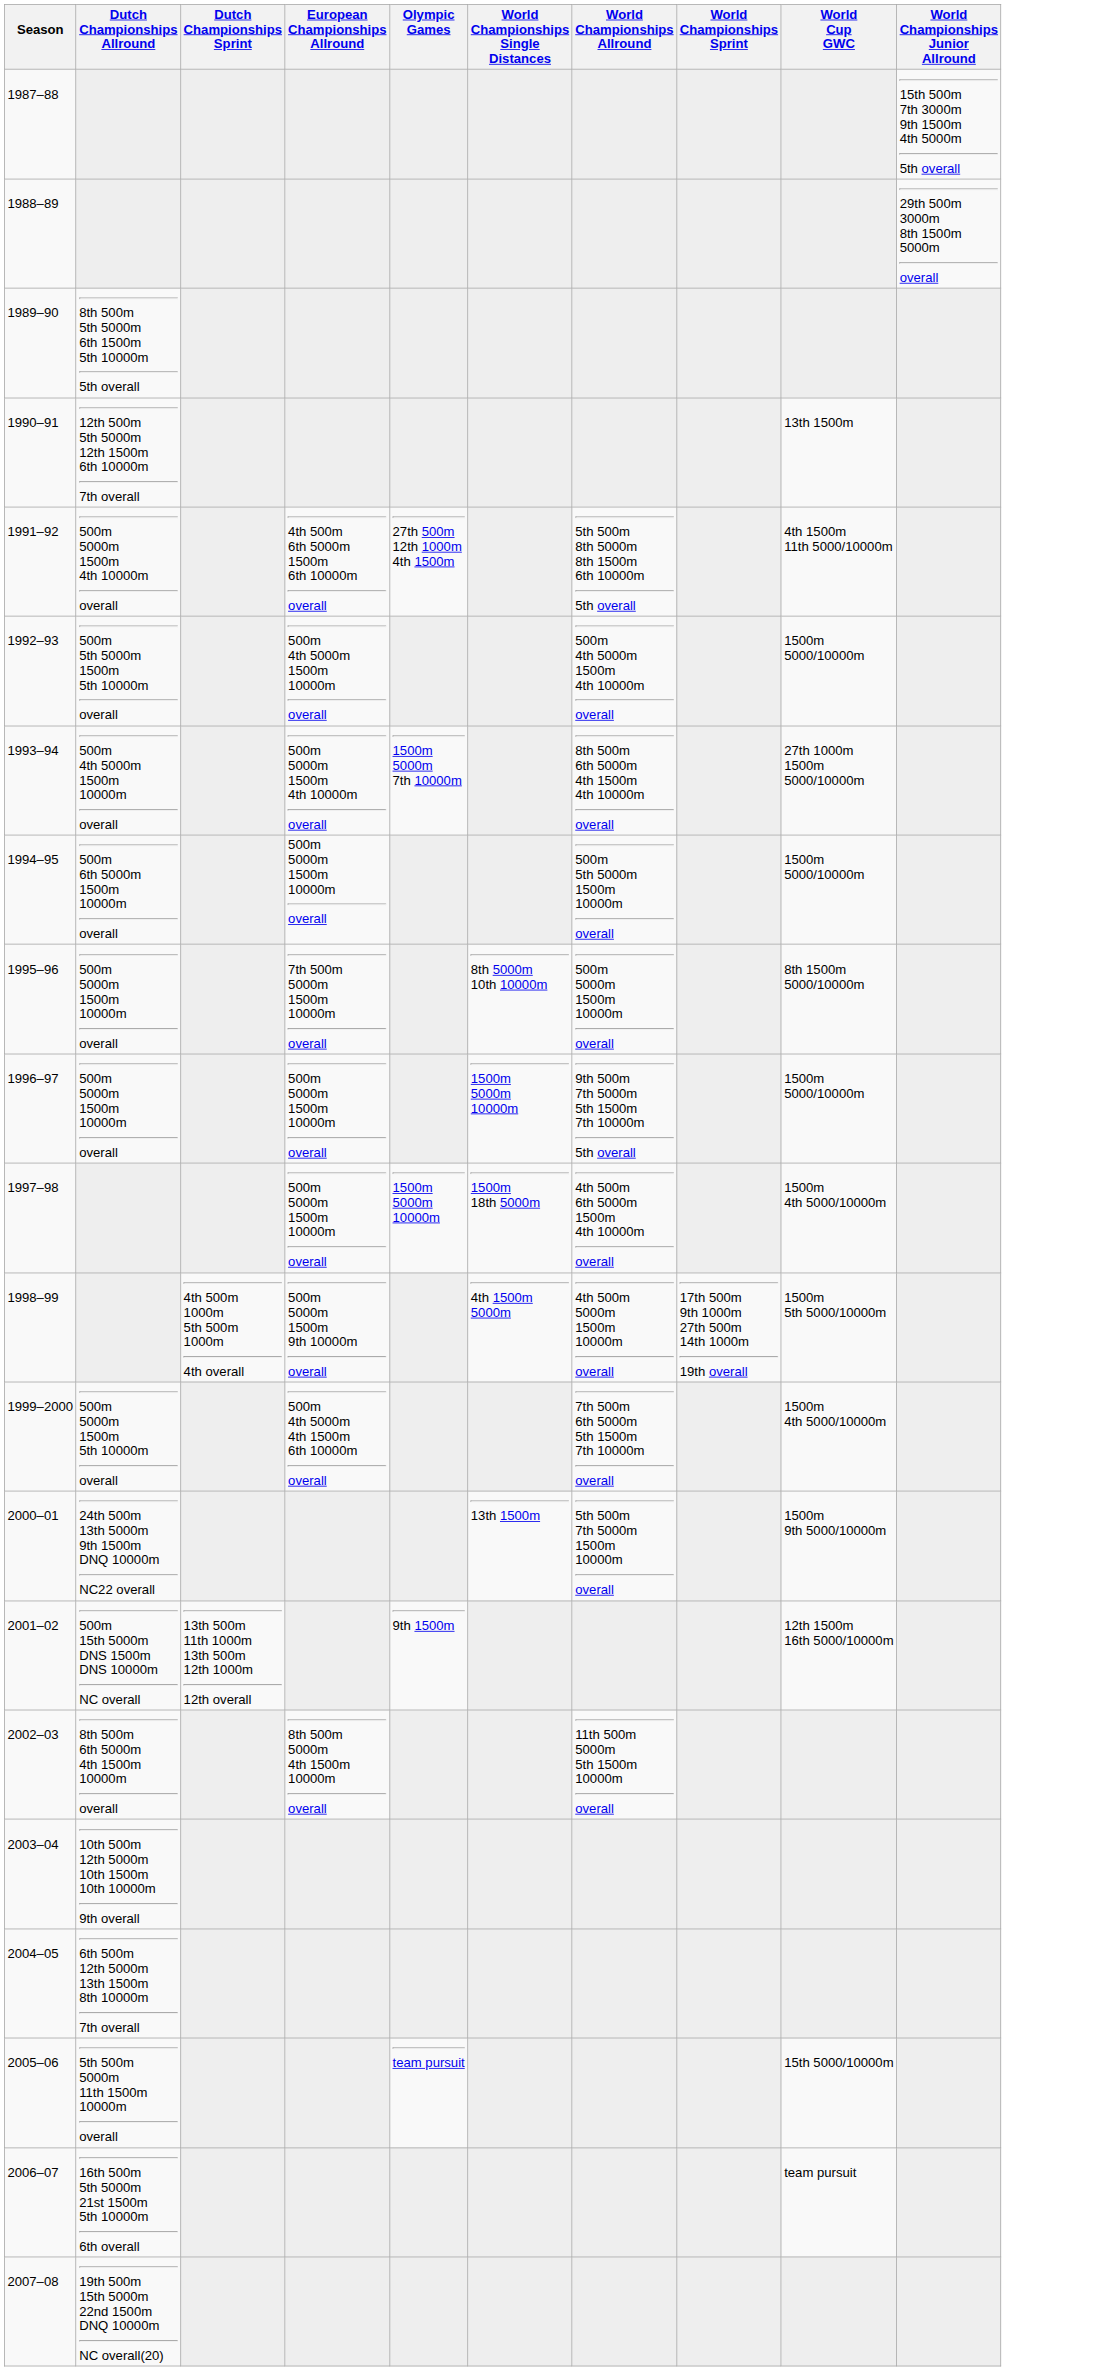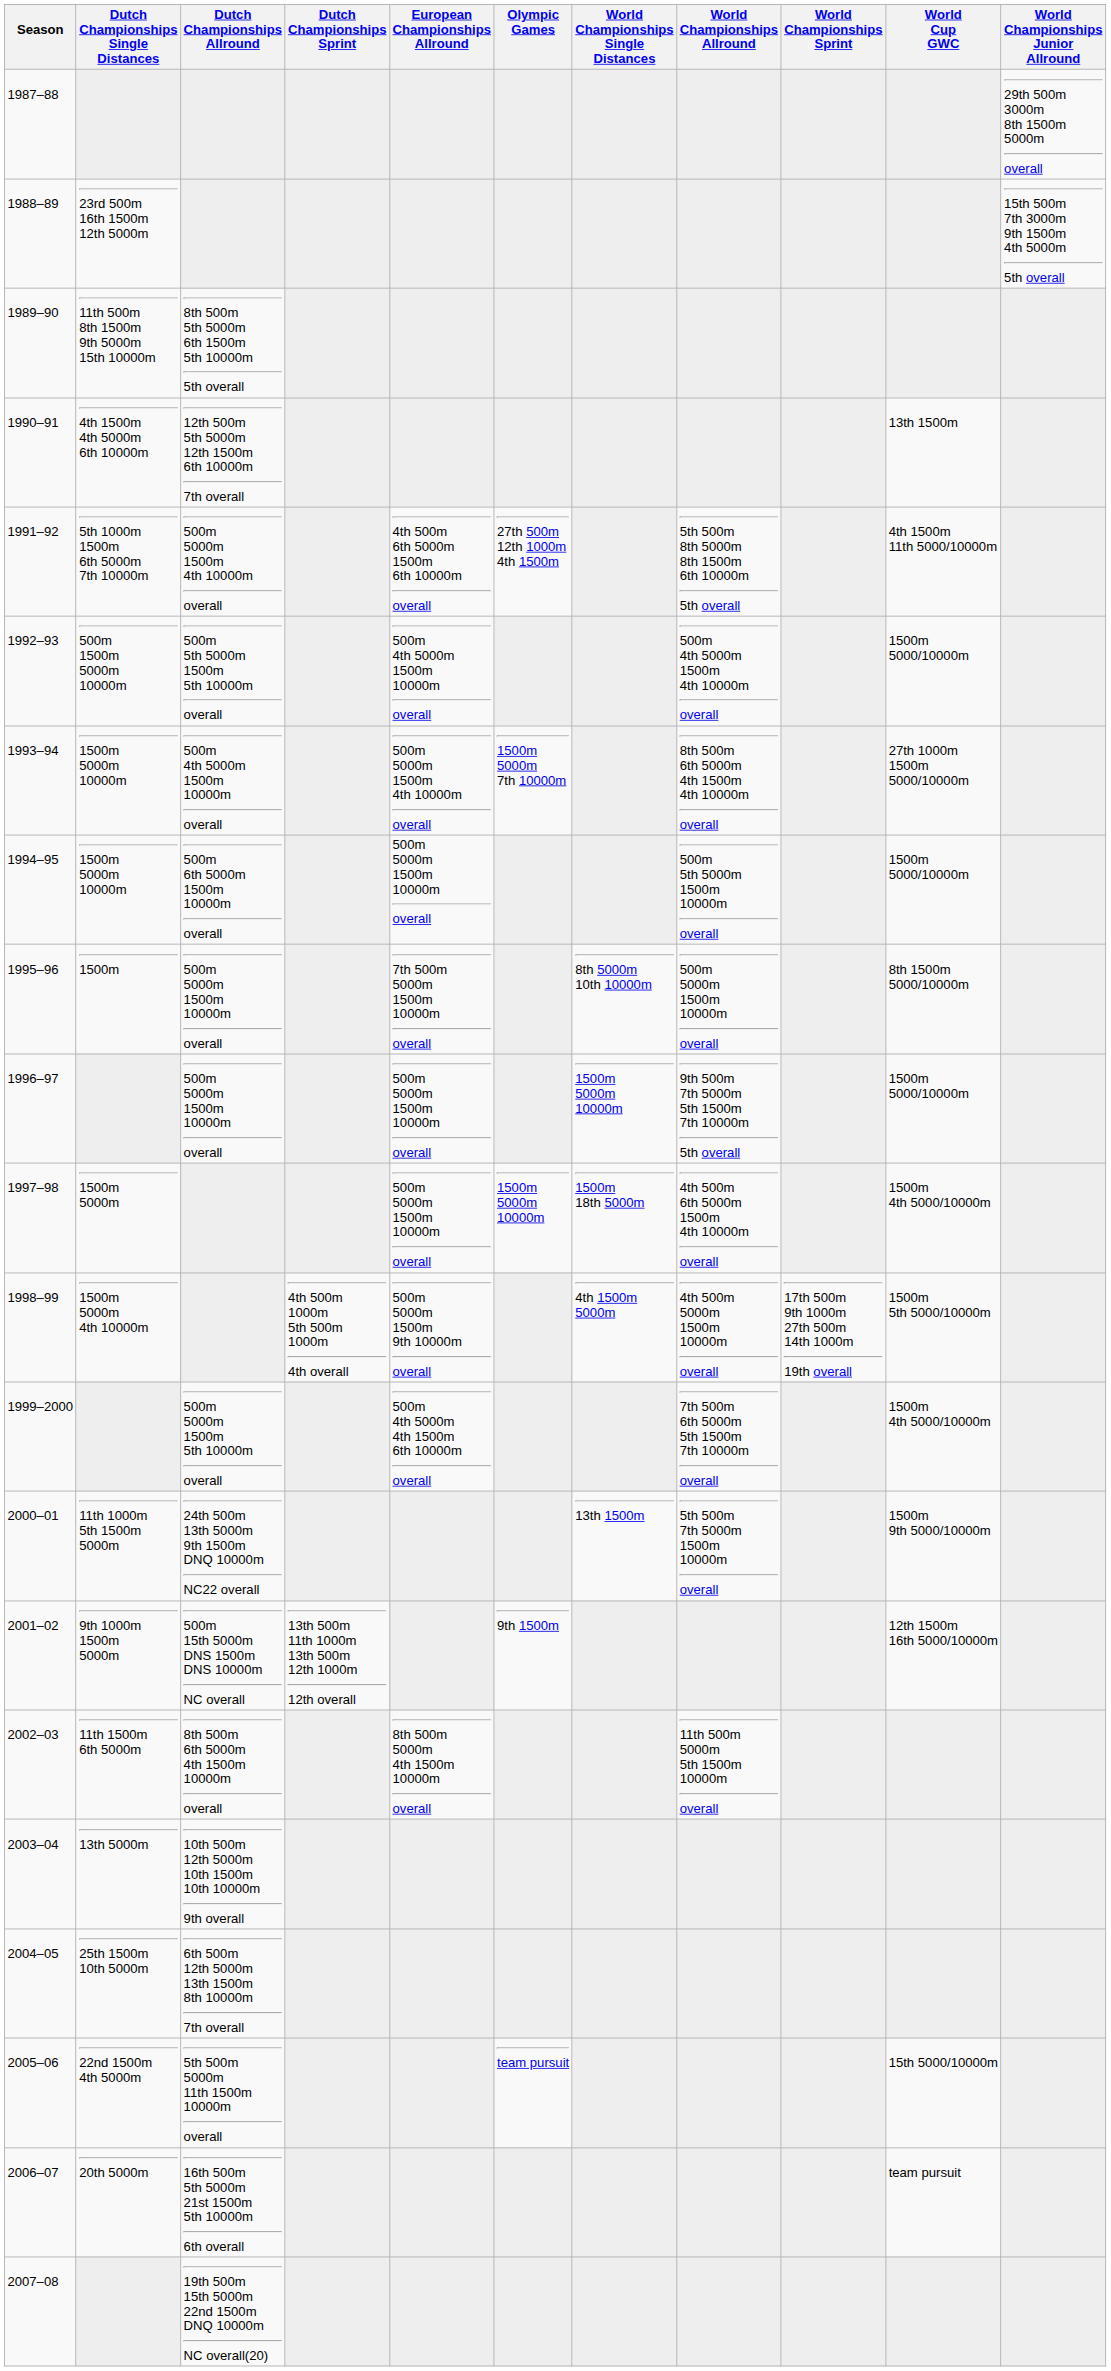+ column: (128, 37)
(949, 127) 15th 500m 7th 3000m 9th 1500m 4th 5000m 5th overall -> (1053, 127) 29th 500m 3000m 8th 1500m 5000m overall
(949, 236) 29th 500m 3000m 8th 1500m 5000m overall -> (1053, 236) 15th 500m 7th 3000m 9th 1500m 4th 5000m 5th overall
